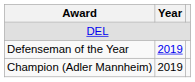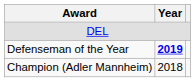(170, 49) normal -> (170, 49) bold
(170, 67) 2019 -> (170, 67) 2018
